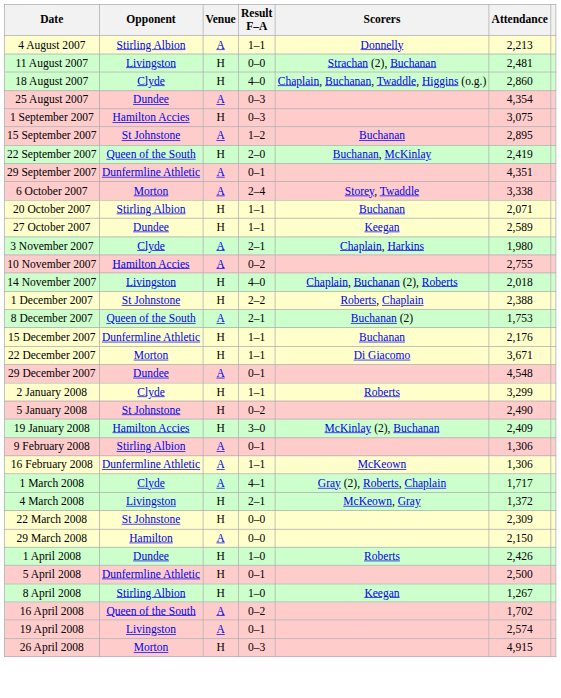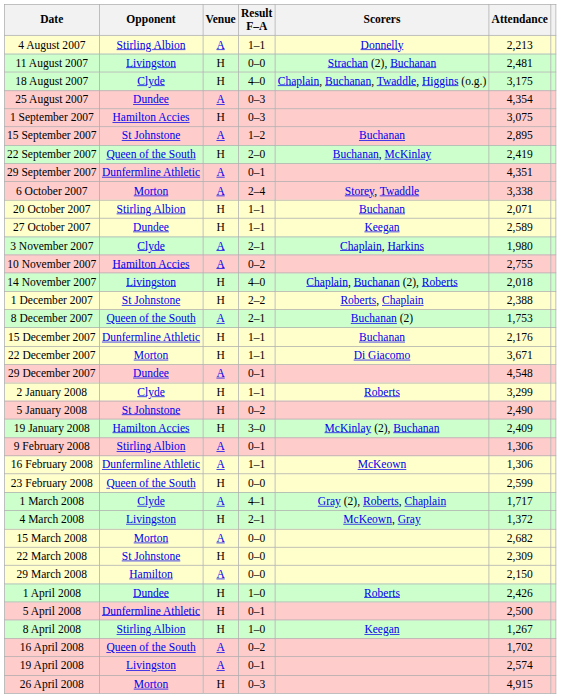(520, 81) 2,860 -> (520, 81) 3,175
+ row: (52, 483)
+ row: (52, 538)
